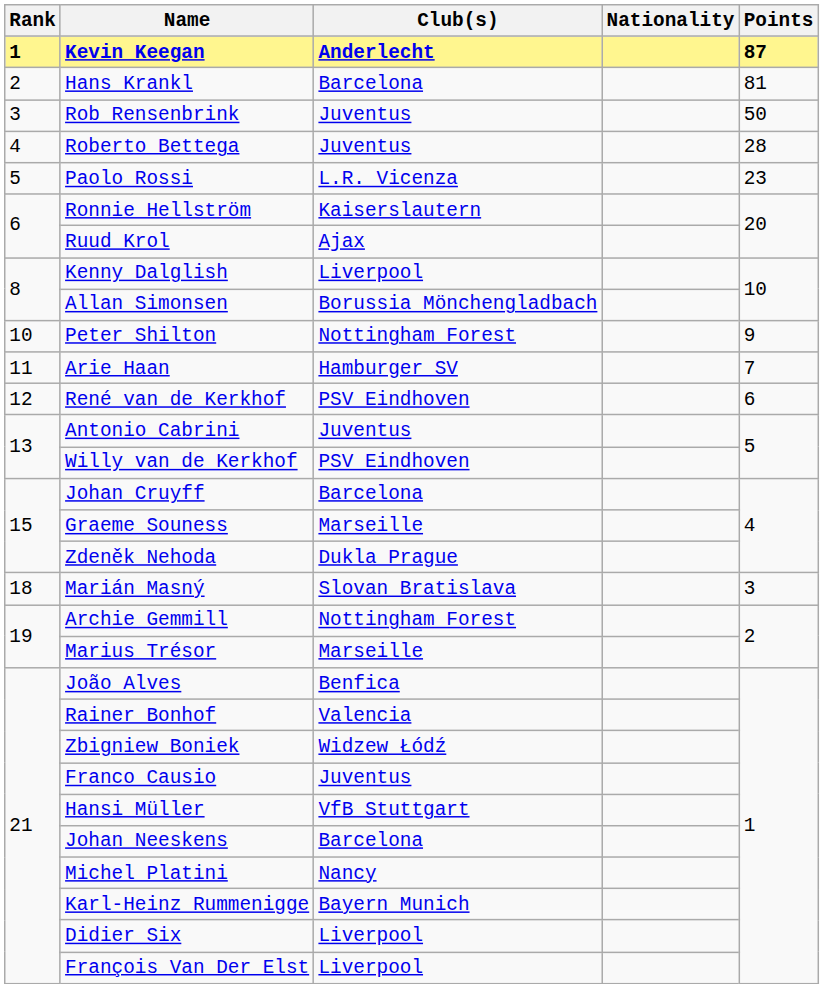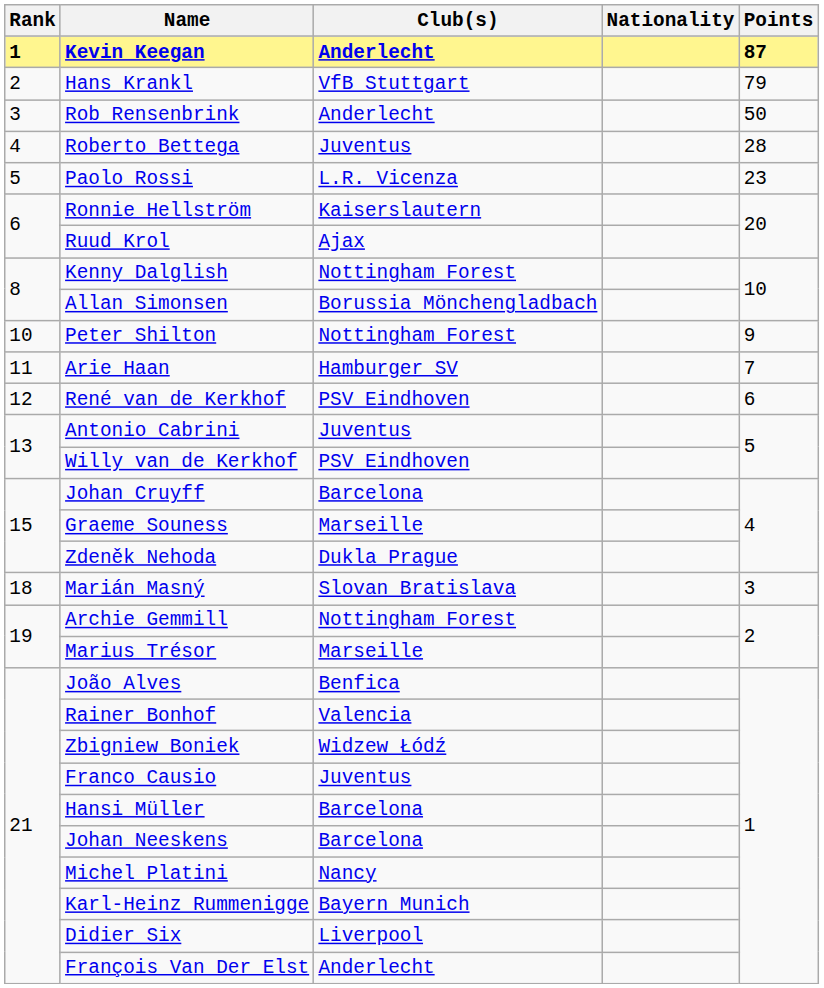(371, 84) Barcelona -> (394, 84) VfB Stuttgart
(755, 84) 81 -> (755, 84) 79
(365, 115) Juventus -> (377, 115) Anderlecht
(371, 273) Liverpool -> (417, 273) Nottingham Forest
(394, 810) VfB Stuttgart -> (371, 810) Barcelona
(371, 968) Liverpool -> (377, 968) Anderlecht
